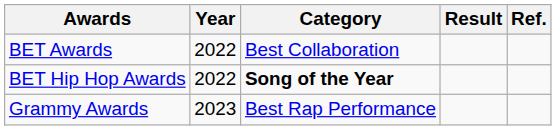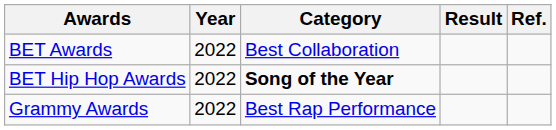(215, 109) 2023 -> (215, 109) 2022
